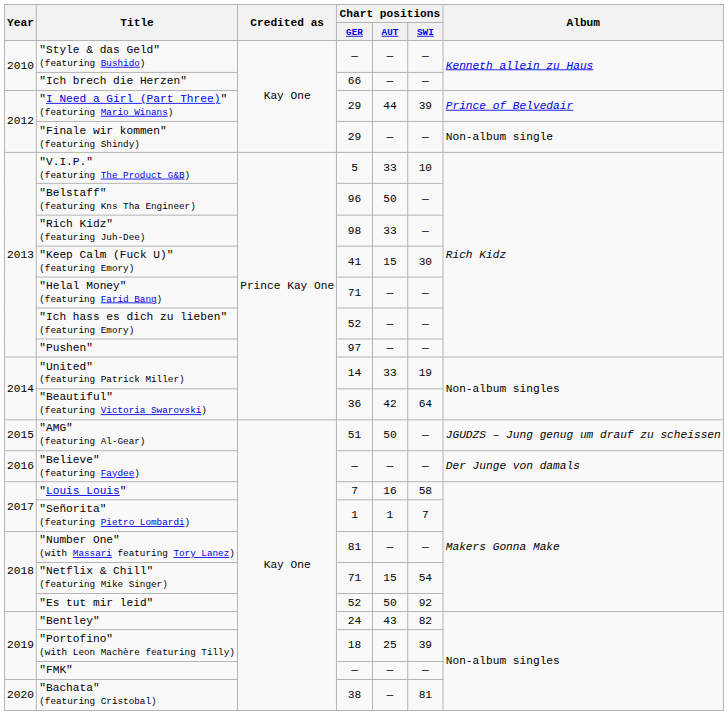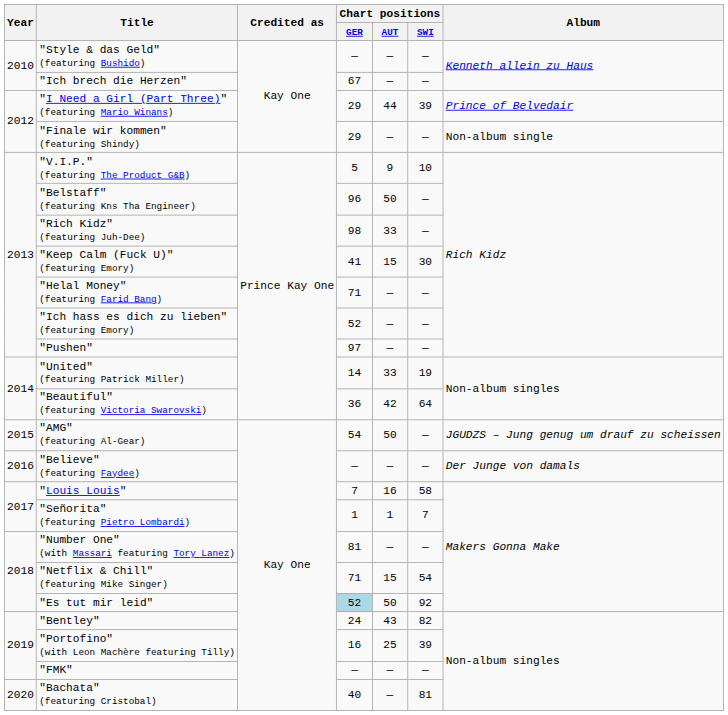(354, 81) 66 -> (354, 81) 67
(390, 168) 33 -> (390, 168) 9
(354, 435) 51 -> (354, 435) 54
(354, 603) no background -> (354, 603) lightblue background
(354, 645) 18 -> (354, 645) 16
(354, 695) 38 -> (354, 695) 40
